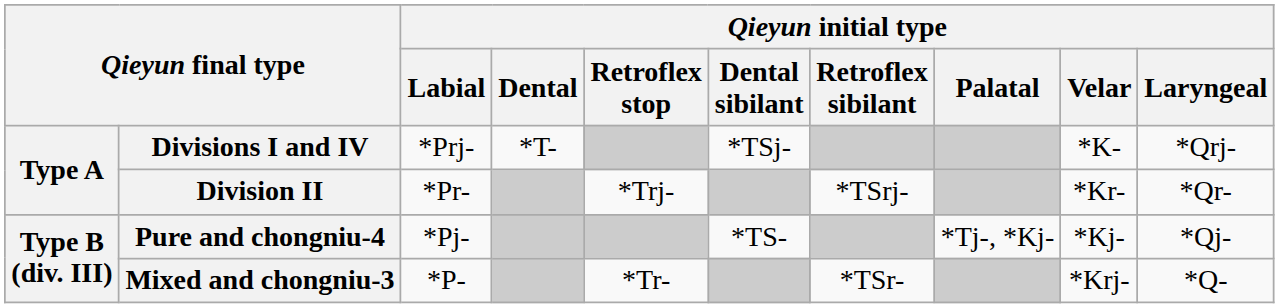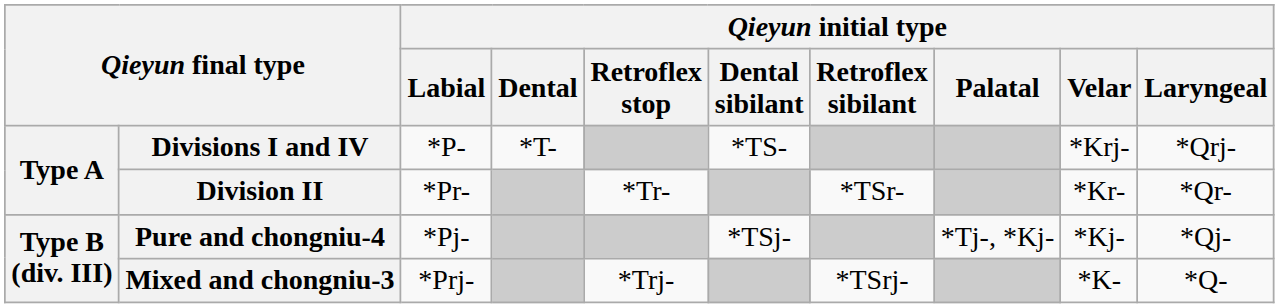(446, 147) *Prj- -> (446, 147) *P-
(759, 147) *TSj- -> (759, 147) *TS-
(1099, 147) *K- -> (1099, 147) *Krj-
(646, 191) *Trj- -> (646, 191) *Tr-
(872, 191) *TSrj- -> (872, 191) *TSr-
(759, 235) *TS- -> (759, 235) *TSj-
(446, 280) *P- -> (446, 280) *Prj-
(646, 280) *Tr- -> (646, 280) *Trj-
(872, 280) *TSr- -> (872, 280) *TSrj-
(1099, 280) *Krj- -> (1099, 280) *K-
